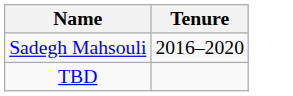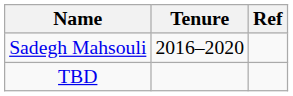+ column: (268, 18)
